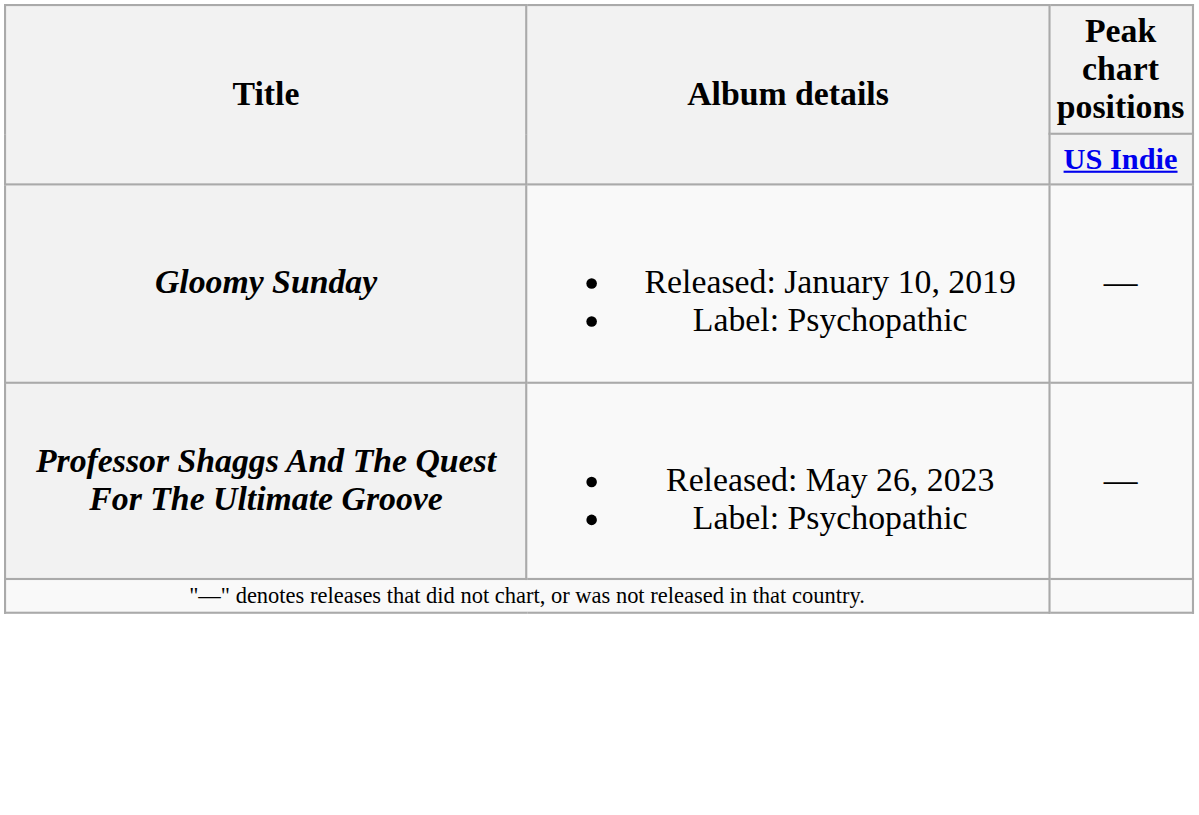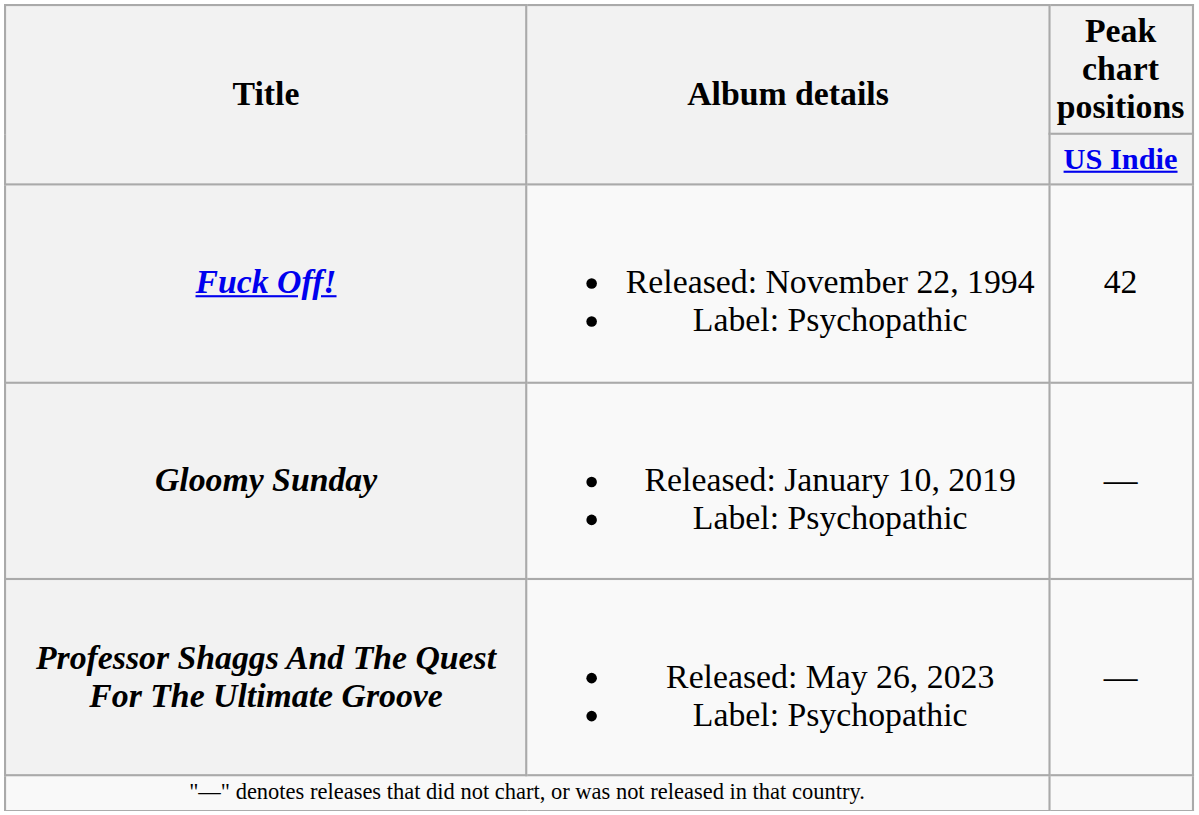+ row: (266, 282)
